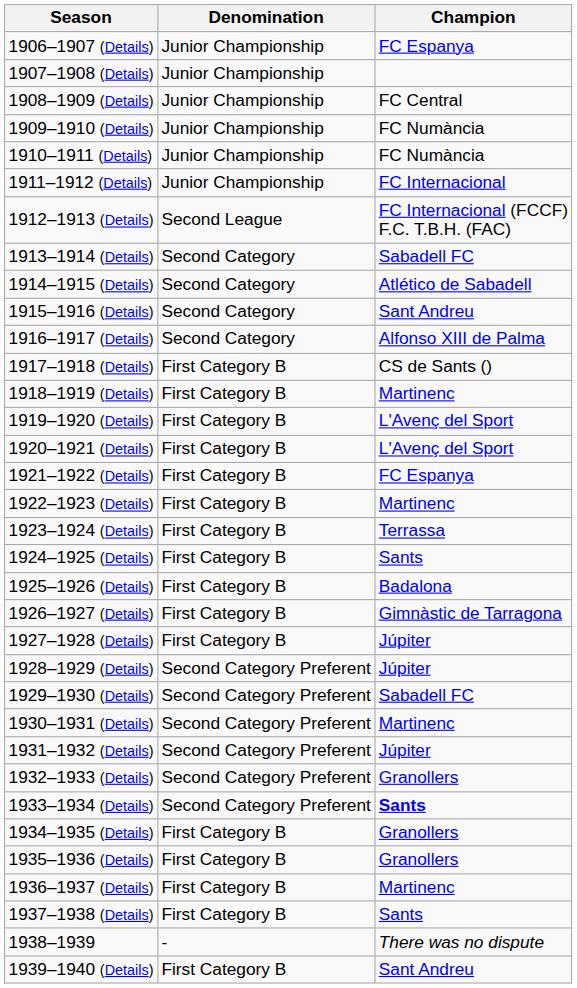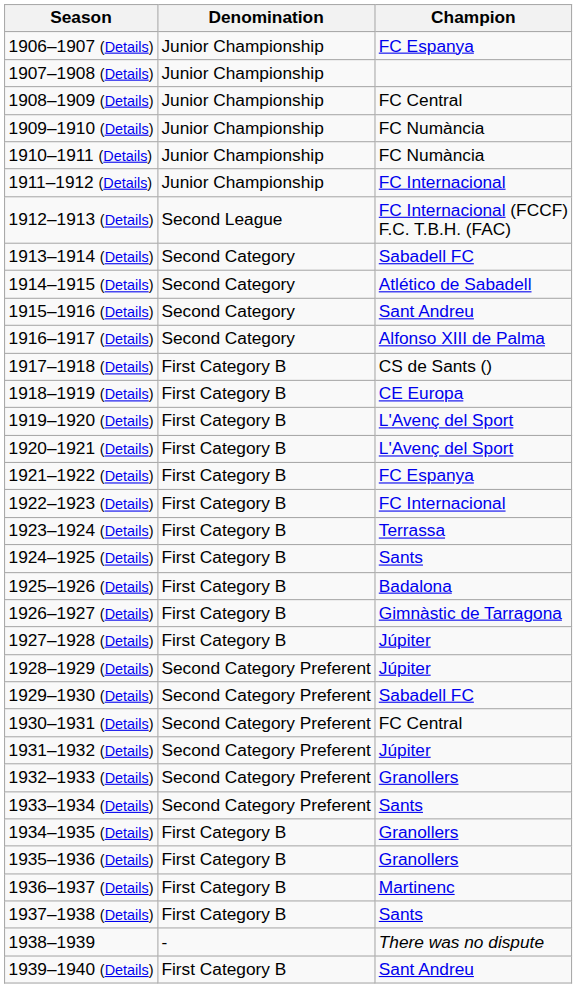(417, 393) Martinenc -> (421, 393) CE Europa
(417, 503) Martinenc -> (442, 503) FC Internacional
(417, 722) Martinenc -> (421, 722) FC Central
(402, 804) bold -> (401, 804) normal
